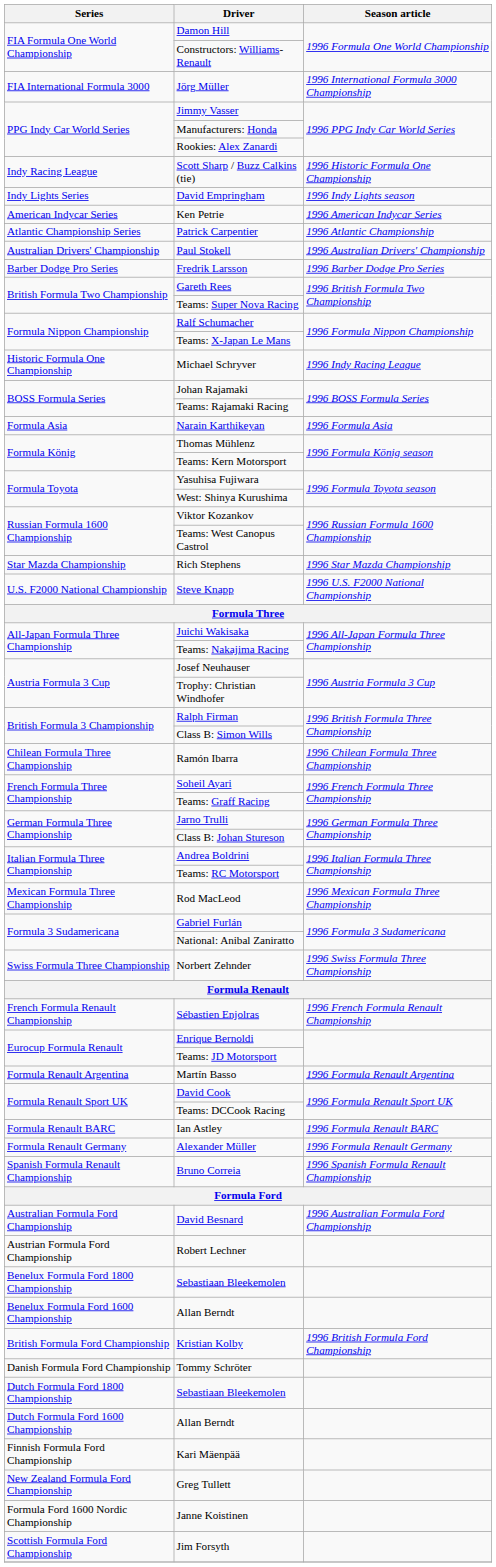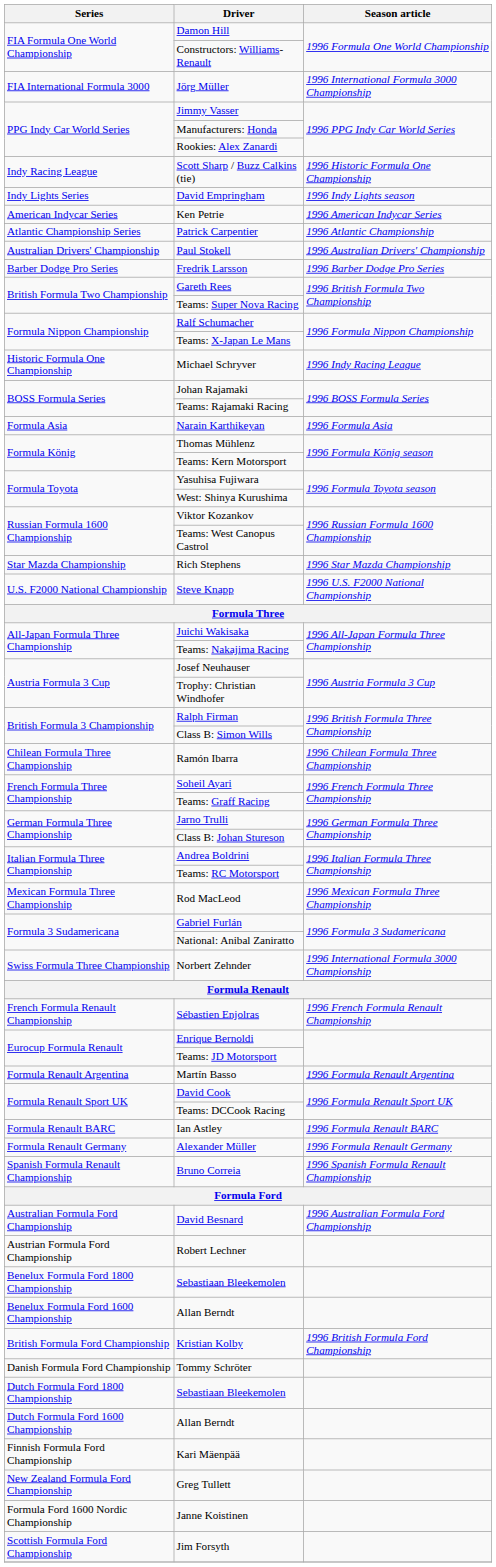(366, 965) 1996 Swiss Formula Three Championship -> (381, 965) 1996 International Formula 3000 Championship
